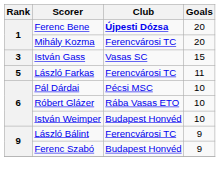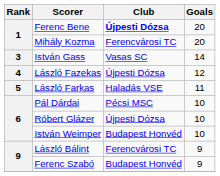(199, 57) 15 -> (200, 57) 14
+ row: (68, 73)
(141, 73) Ferencvárosi TC -> (134, 88) Haladás VSE
(142, 103) Rába Vasas ETO -> (135, 118) Újpesti Dózsa
